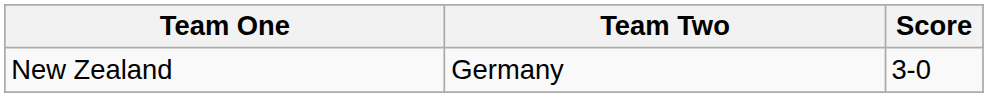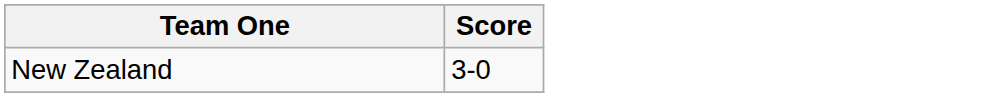- column: (665, 26)
